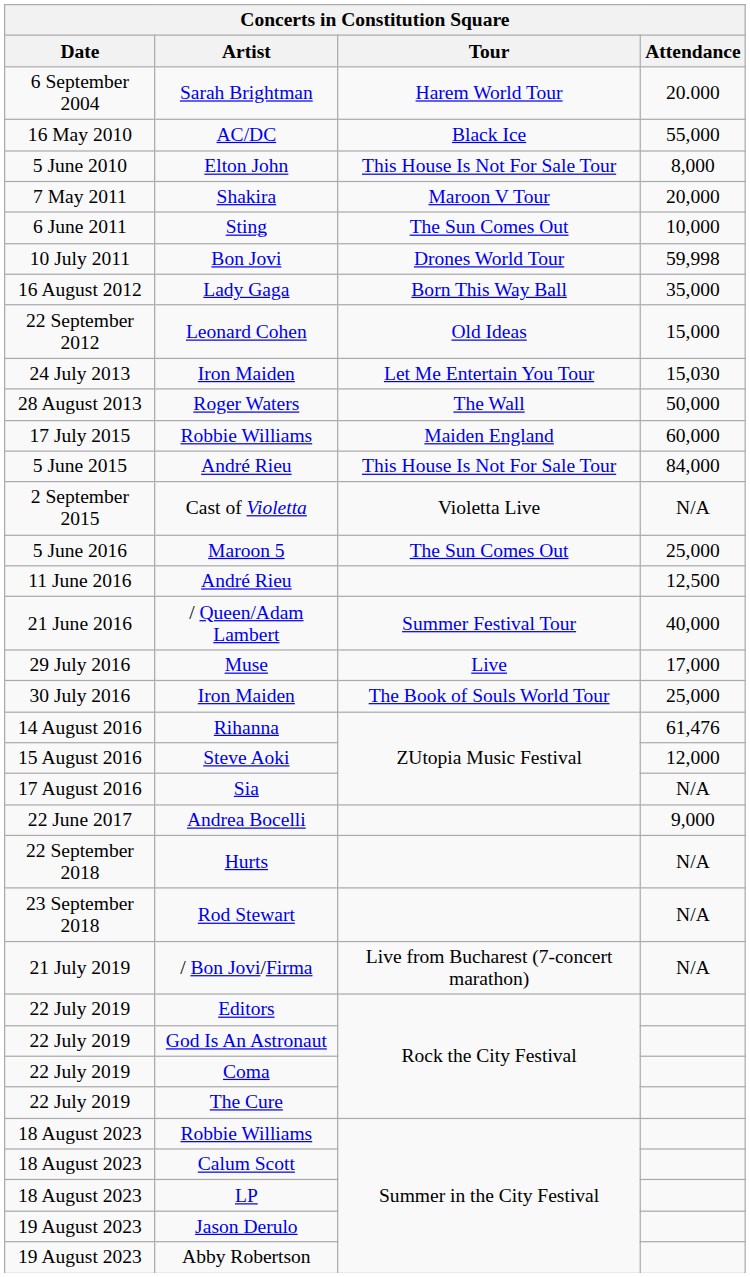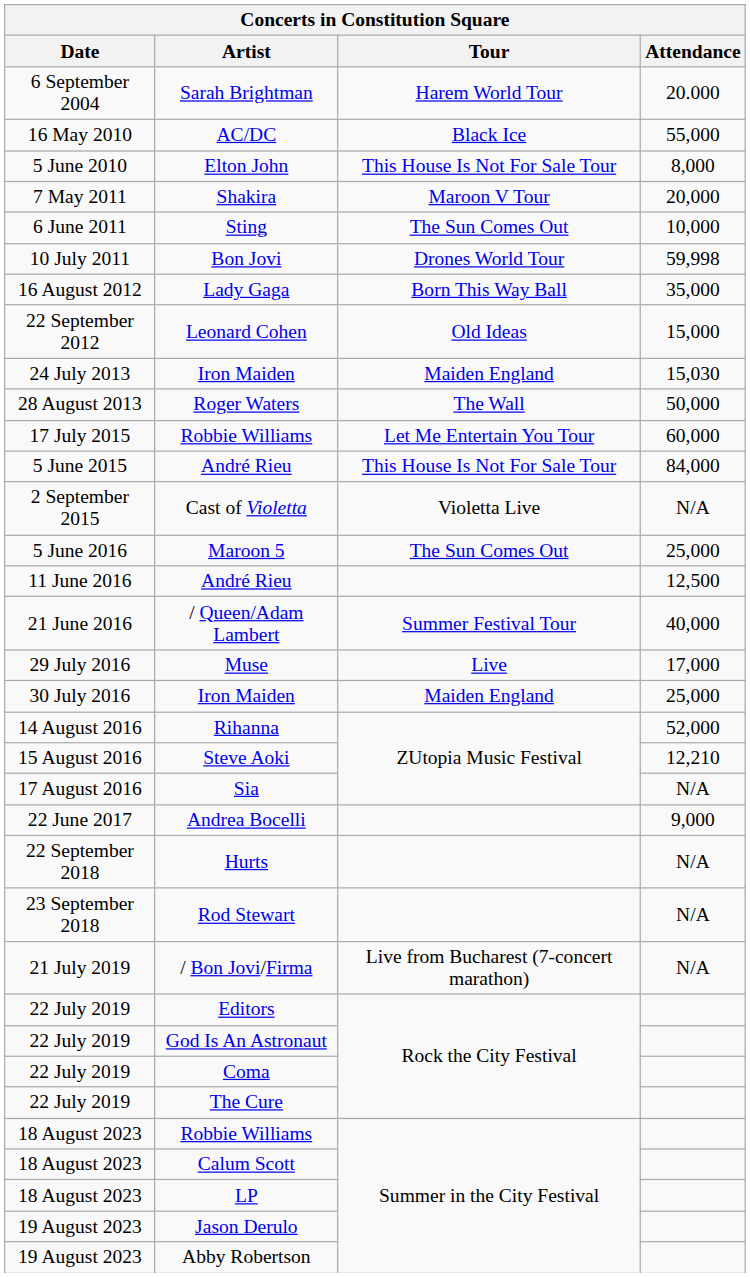(489, 373) Let Me Entertain You Tour -> (489, 373) Maiden England
(489, 435) Maiden England -> (489, 435) Let Me Entertain You Tour
(489, 696) The Book of Souls World Tour -> (489, 696) Maiden England
(693, 726) 61,476 -> (693, 726) 52,000
(693, 757) 12,000 -> (693, 757) 12,210
